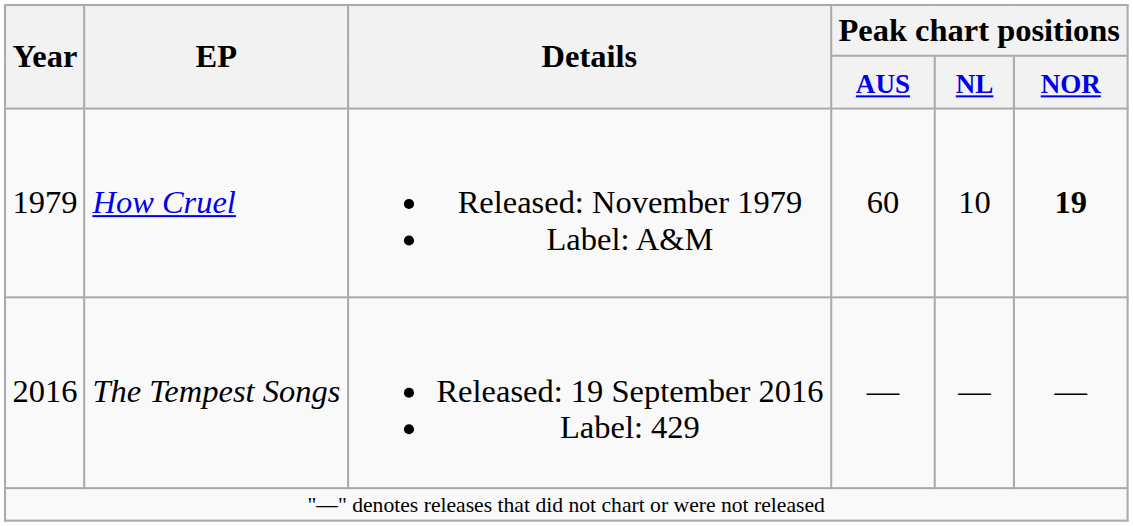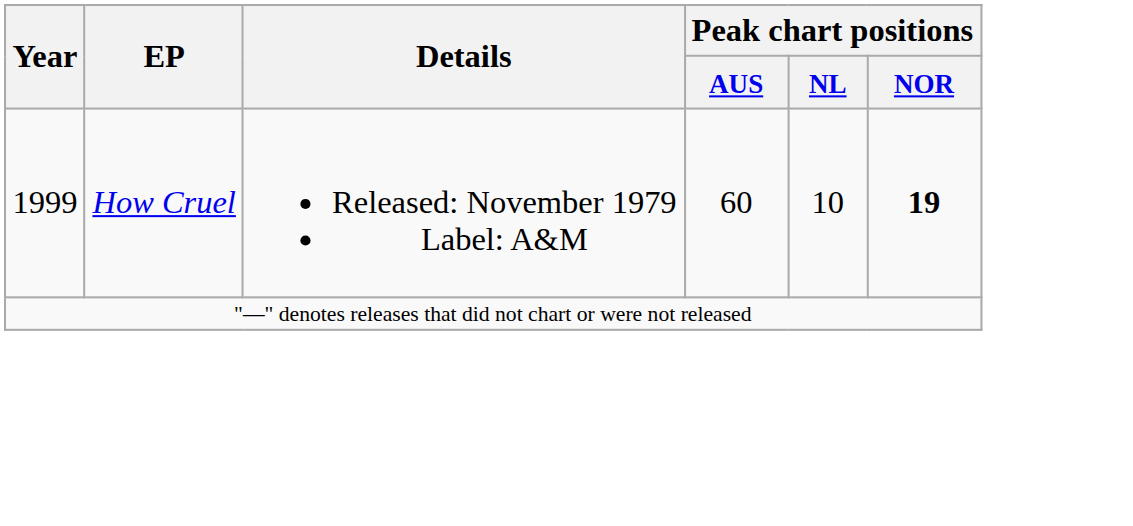(45, 202) 1979 -> (45, 202) 1999
- row: (216, 391)
